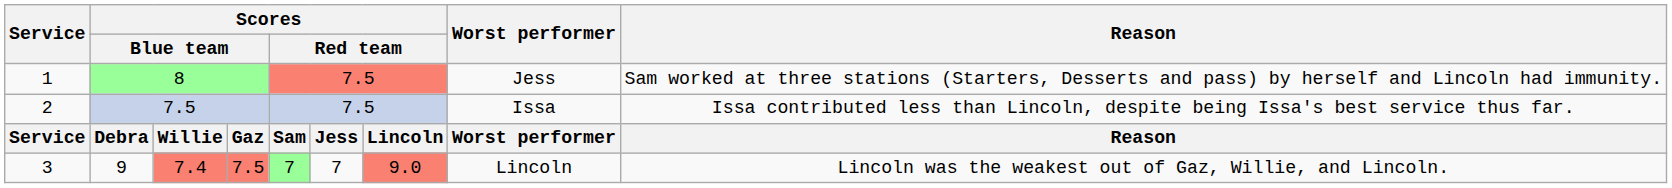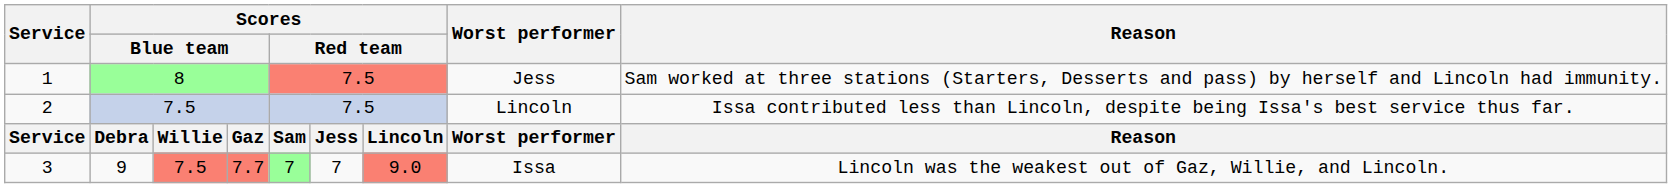(534, 109) Issa -> (534, 109) Lincoln
(190, 168) 7.4 -> (190, 168) 7.5
(248, 168) 7.5 -> (248, 168) 7.7
(534, 168) Lincoln -> (534, 168) Issa
